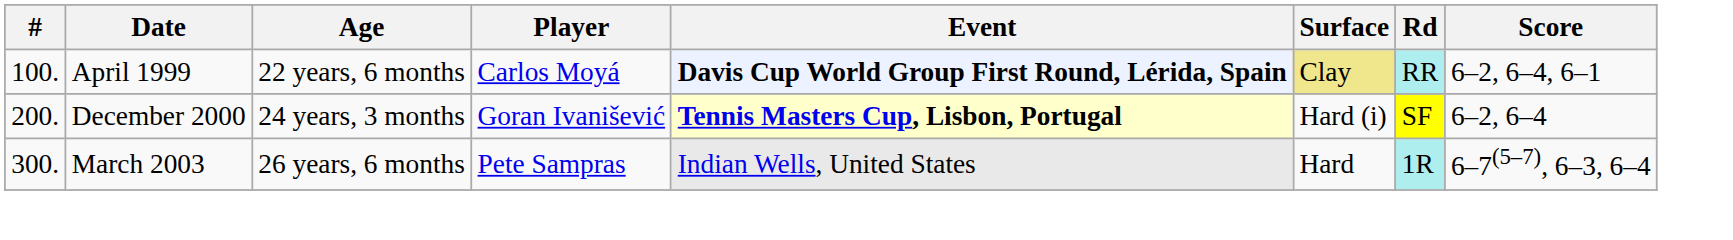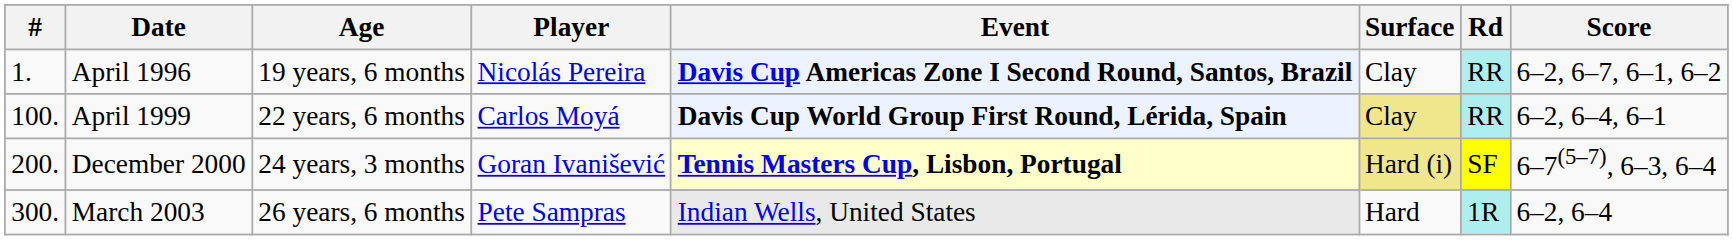+ row: (131, 71)
(1343, 116) no background -> (1409, 164) khaki background
(1499, 116) 6–2, 6–4 -> (1616, 164) 6–7(5–7), 6–3, 6–4
(1551, 164) 6–7(5–7), 6–3, 6–4 -> (1564, 211) 6–2, 6–4
